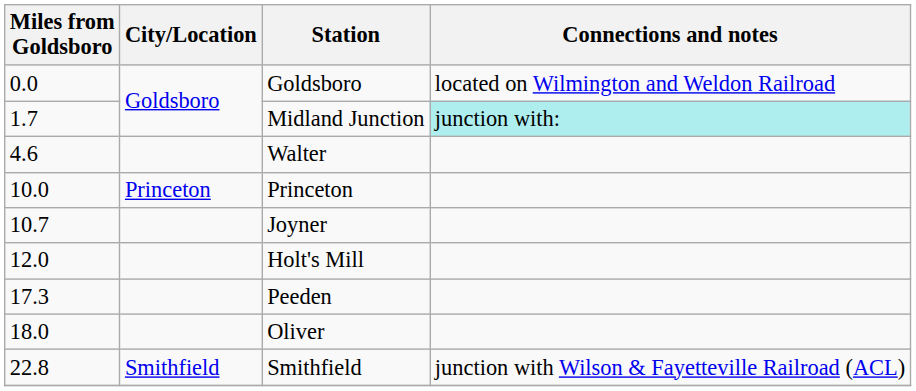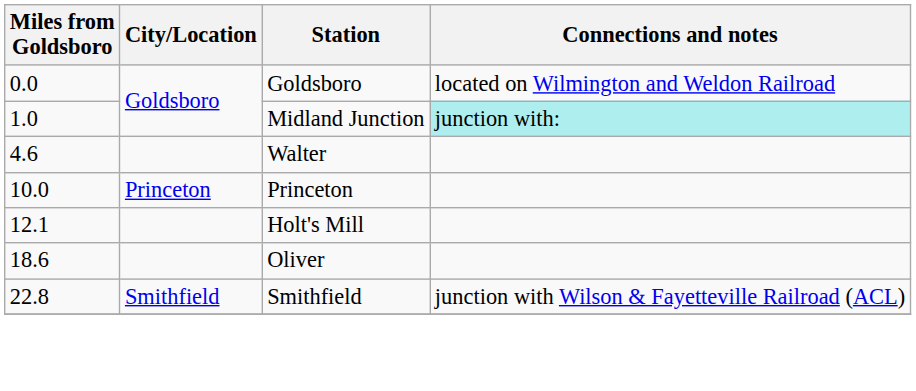(24, 118) 1.7 -> (24, 118) 1.0
- row: (297, 225)
(29, 260) 12.0 -> (29, 225) 12.1
- row: (299, 296)
(29, 331) 18.0 -> (29, 260) 18.6
